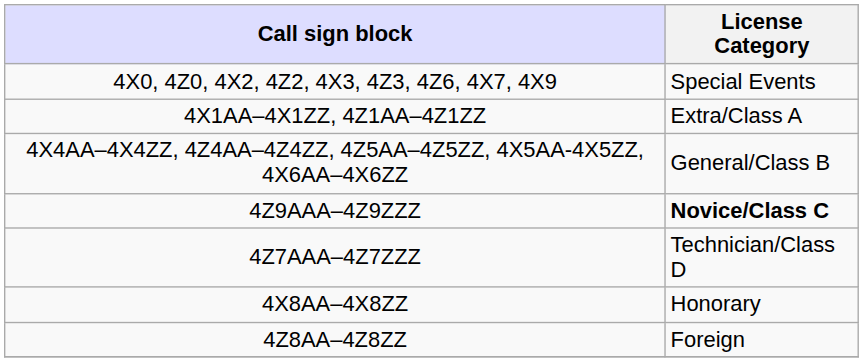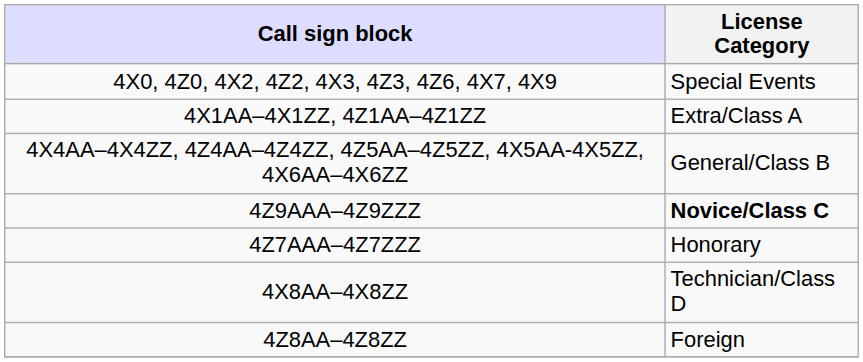(753, 257) Technician/Class D -> (716, 245) Honorary
(716, 304) Honorary -> (753, 292) Technician/Class D
